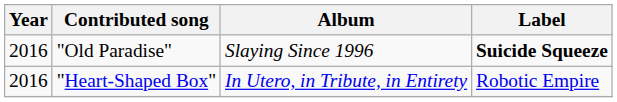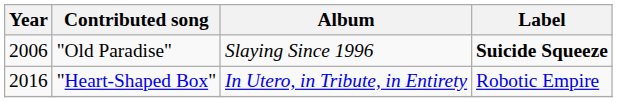(28, 50) 2016 -> (28, 50) 2006
